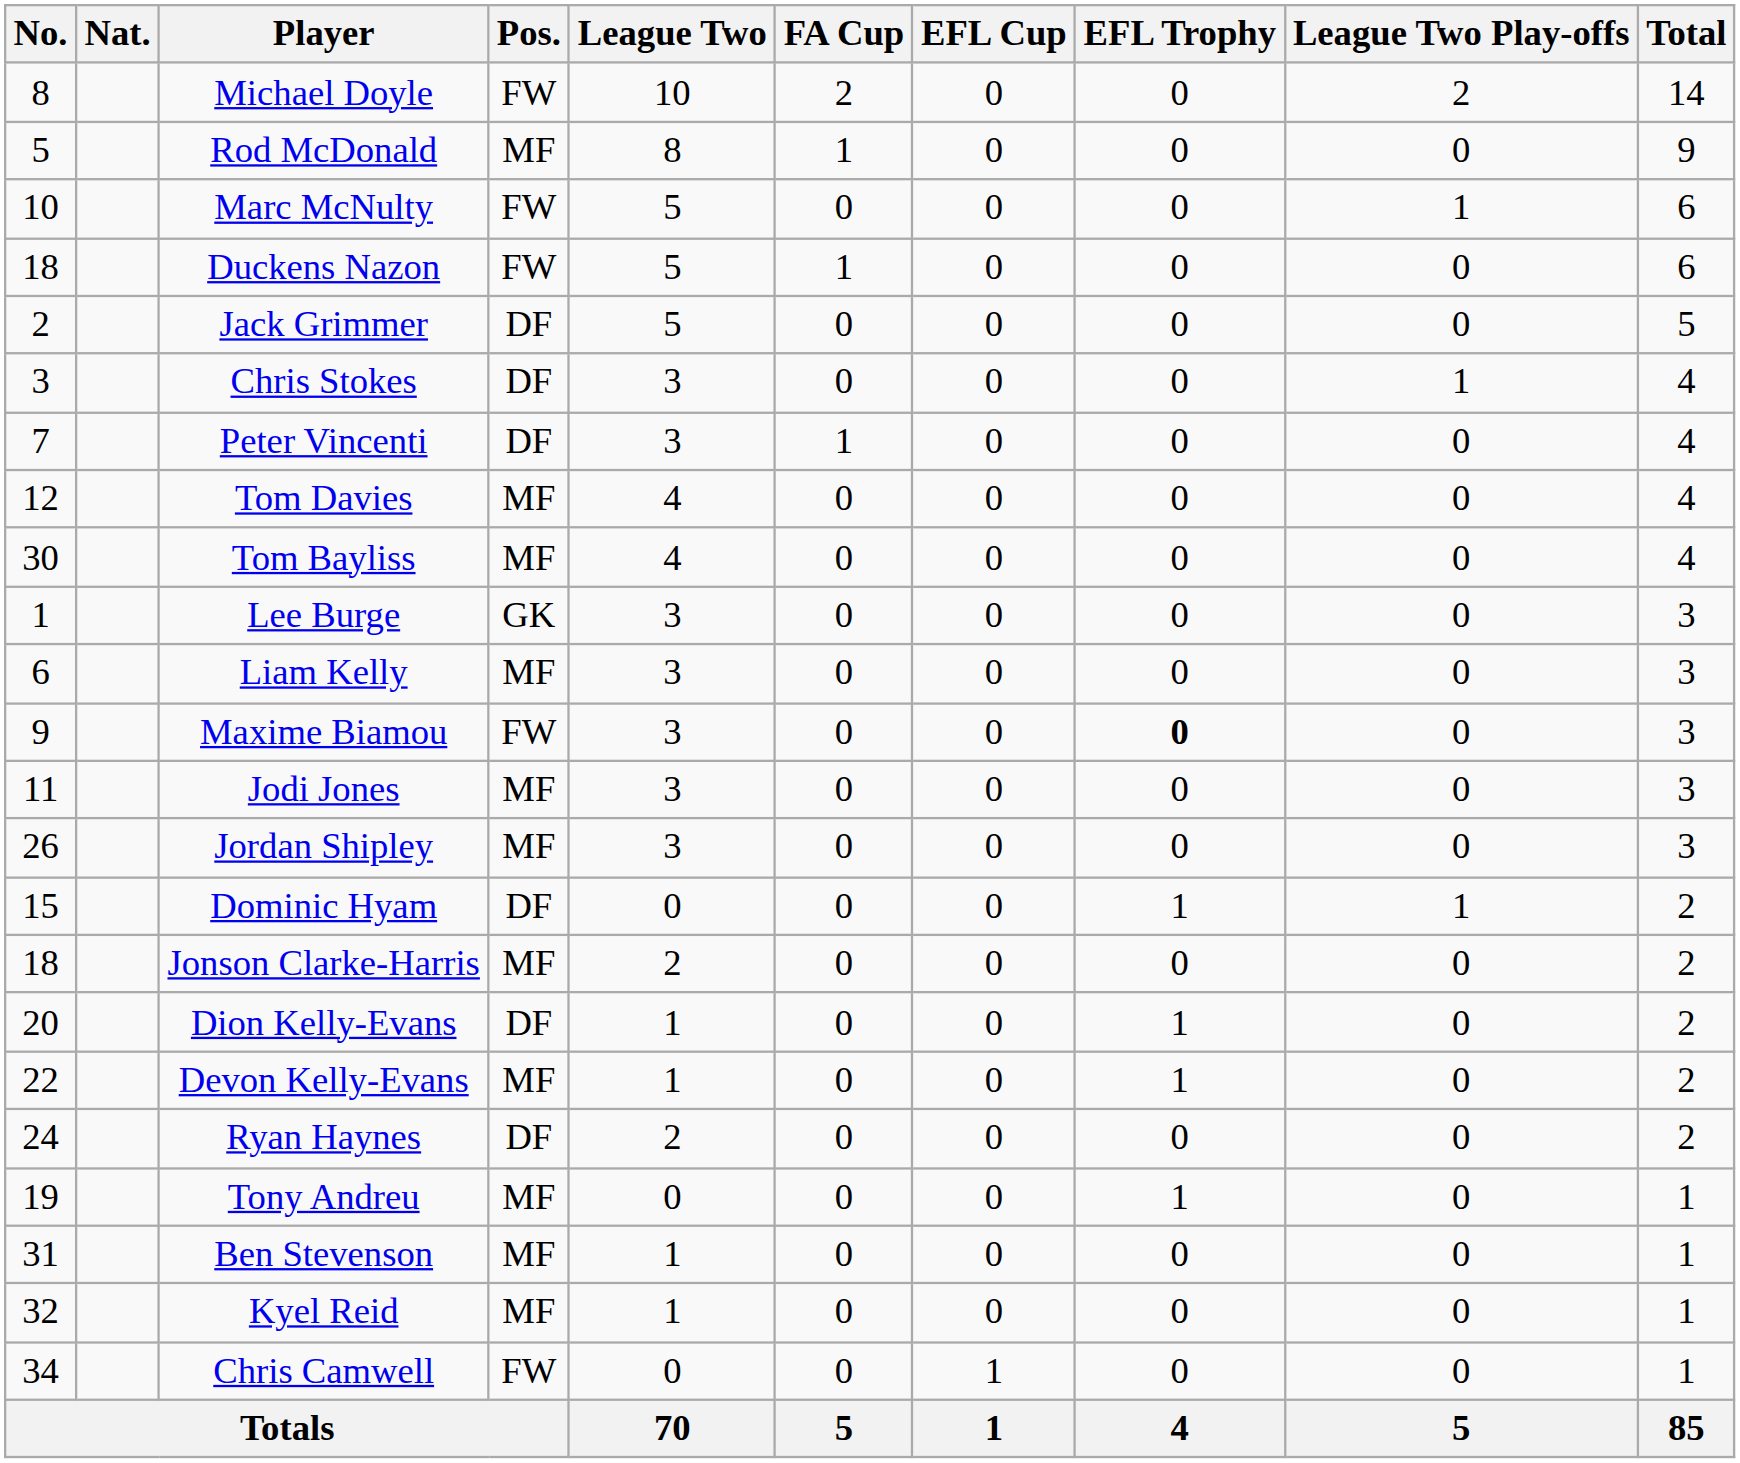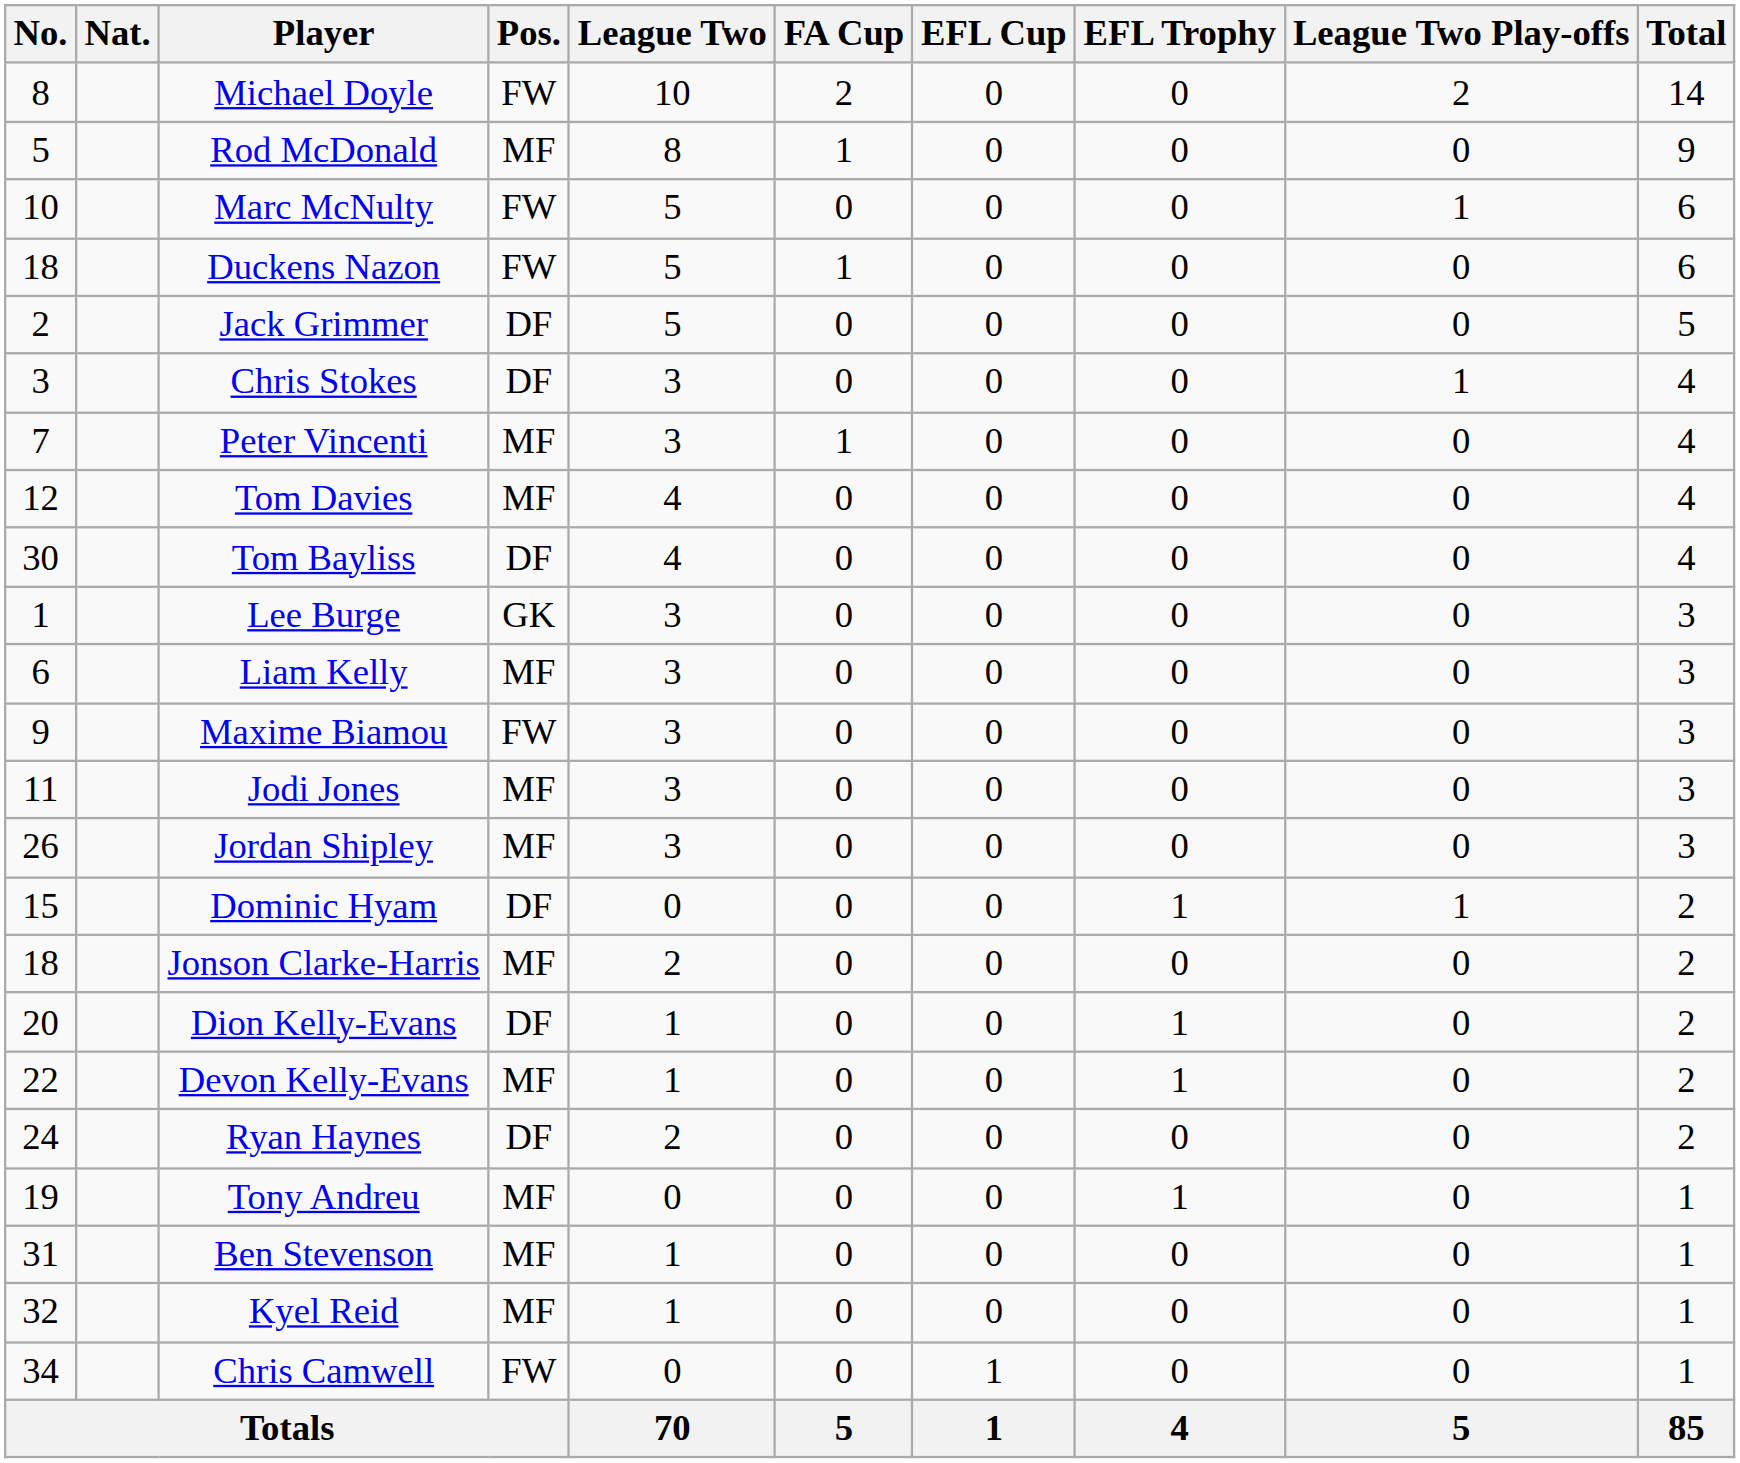(529, 440) DF -> (529, 440) MF
(529, 556) MF -> (529, 556) DF
(1180, 730) bold -> (1180, 730) normal
